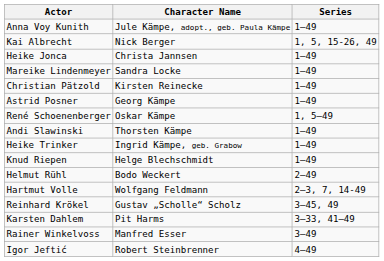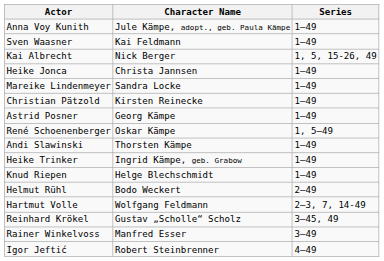+ row: (39, 41)
- row: (45, 219)
